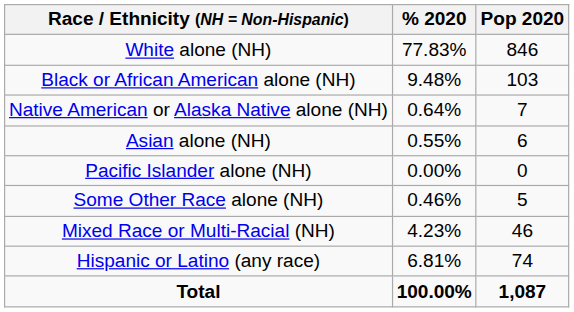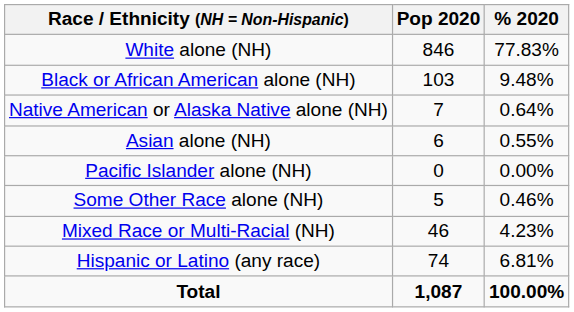columns swapped: (522, 19) <-> (434, 19)
